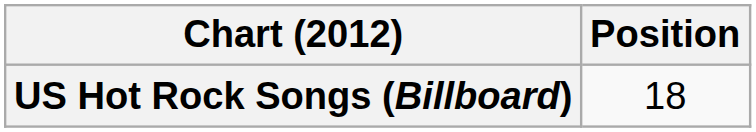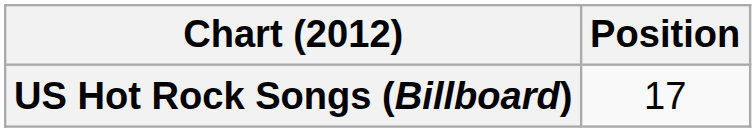(665, 95) 18 -> (665, 95) 17
